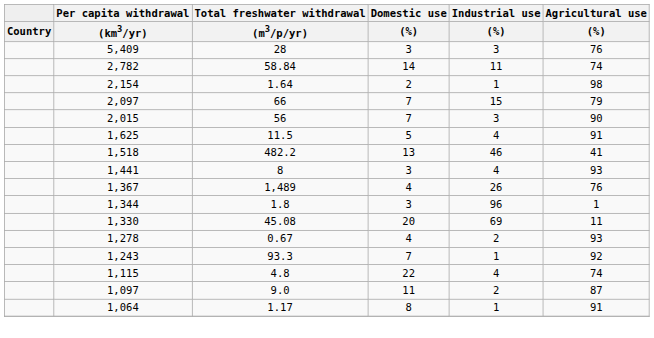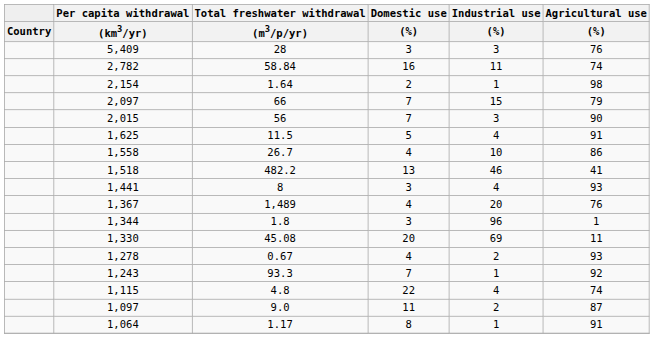(409, 67) 14 -> (409, 67) 16
+ row: (123, 153)
(496, 187) 26 -> (496, 204) 20
